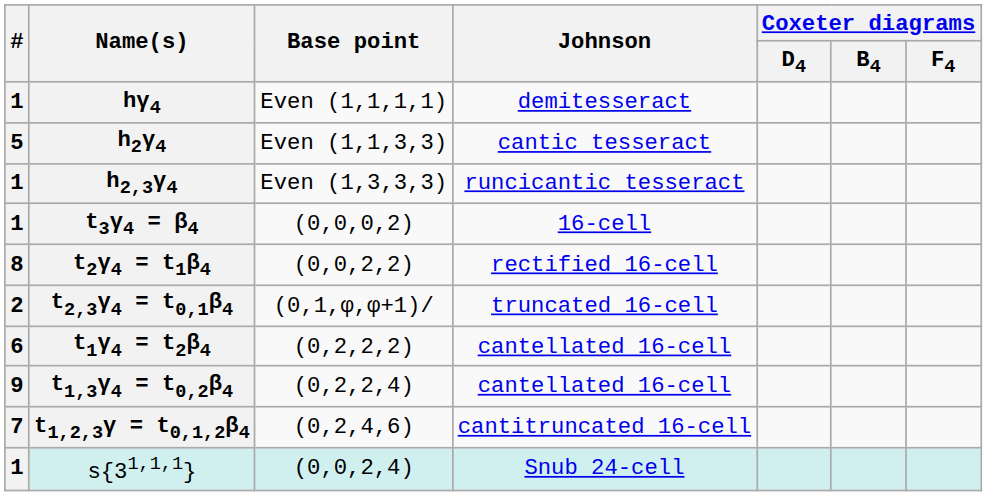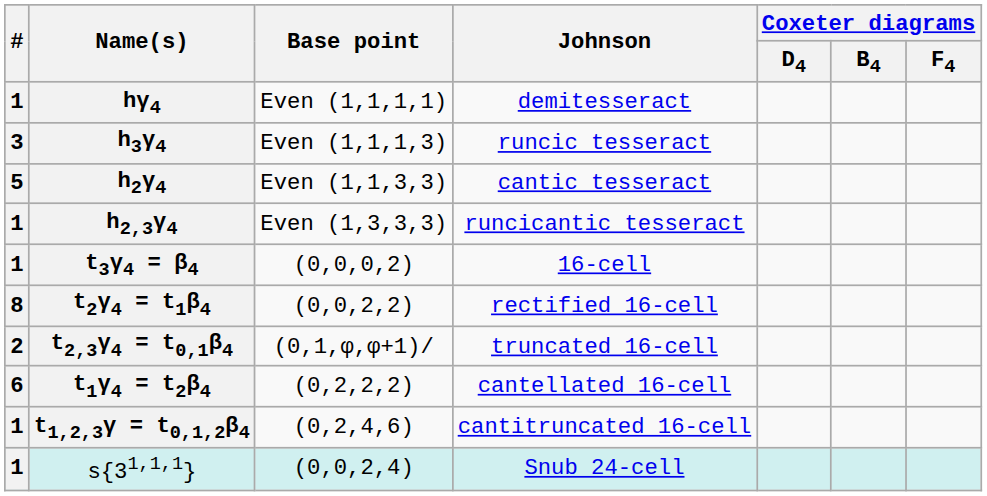+ row: (142, 143)
- row: (142, 387)
(17, 427) 7 -> (17, 427) 1
